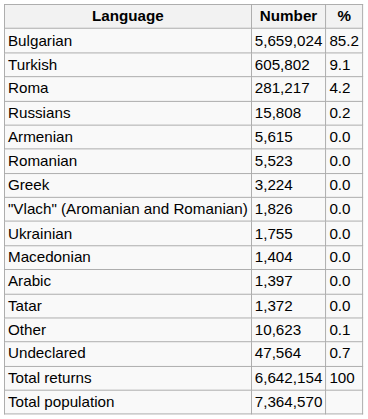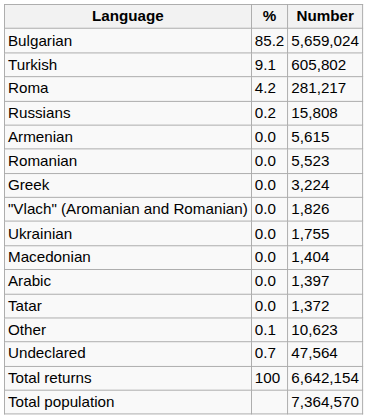columns swapped: (289, 16) <-> (344, 16)
